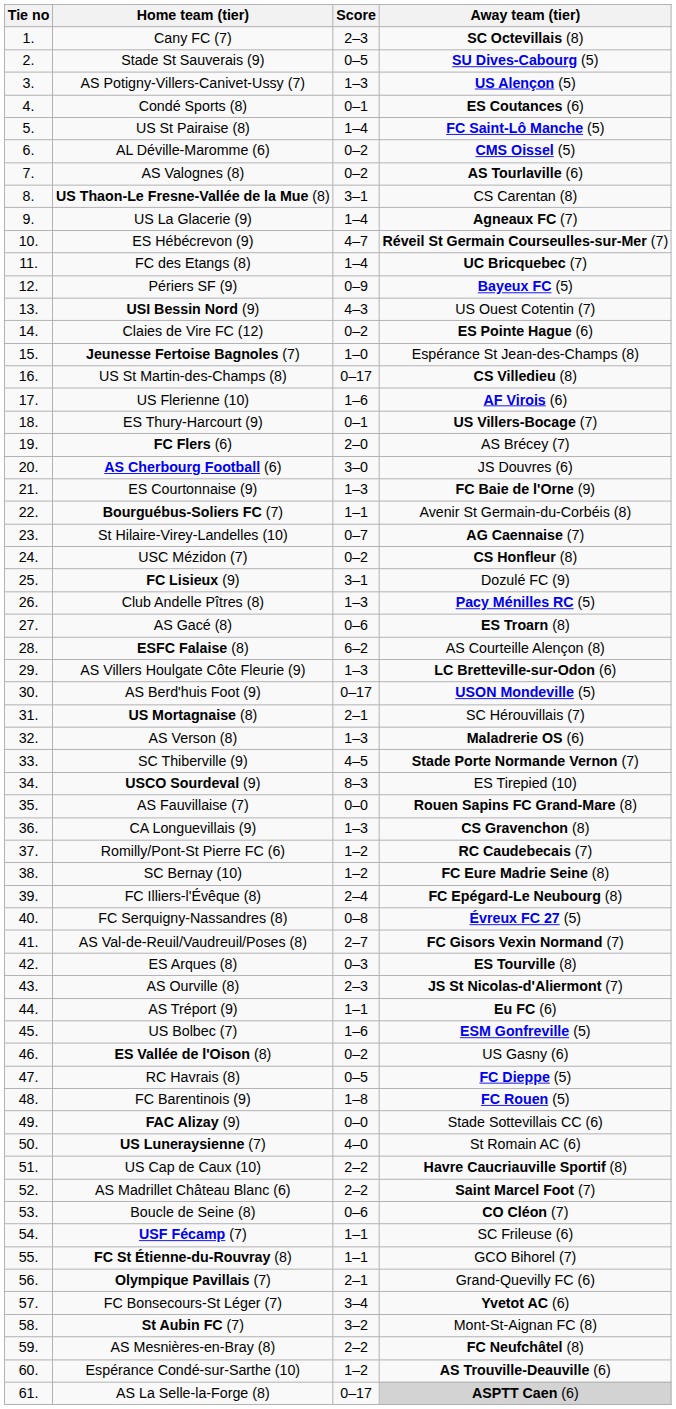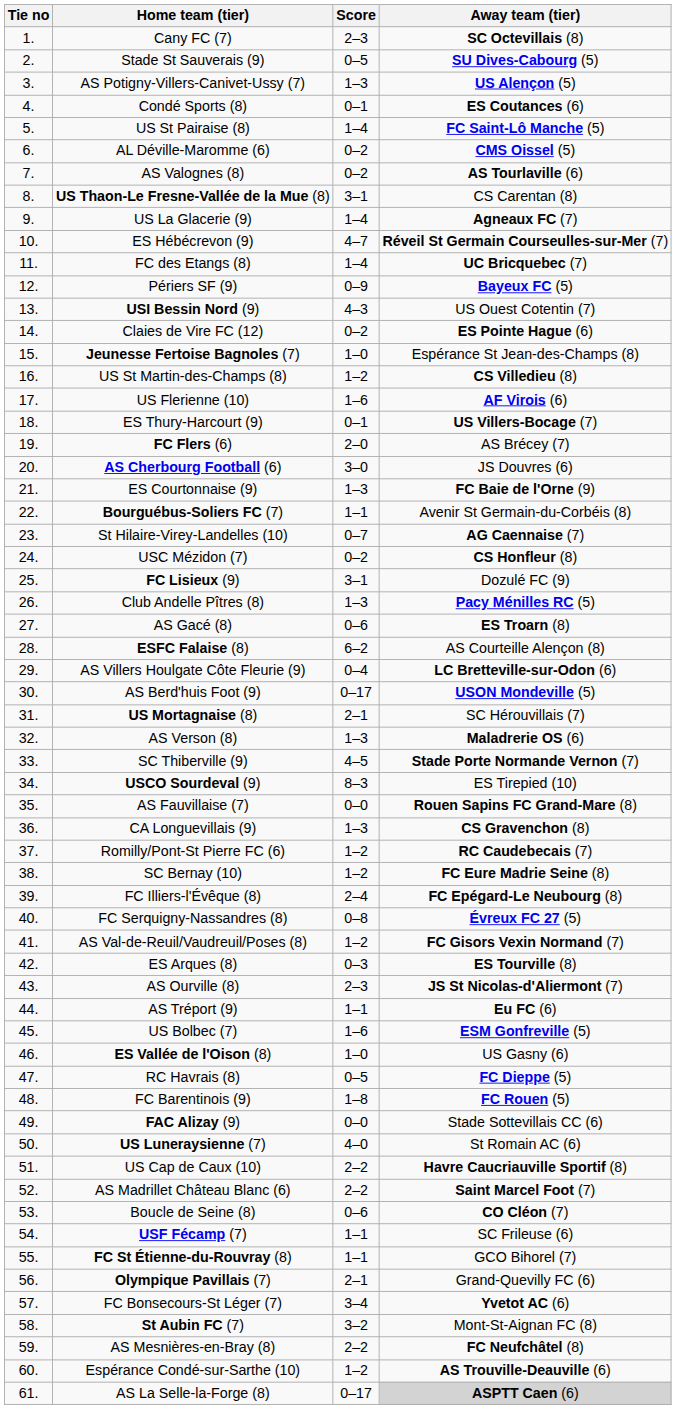(356, 377) 0–17 -> (356, 377) 1–2
(356, 670) 1–3 -> (356, 670) 0–4
(356, 941) 2–7 -> (356, 941) 1–2
(356, 1054) 0–2 -> (356, 1054) 1–0
